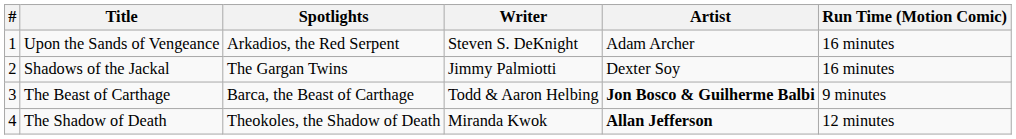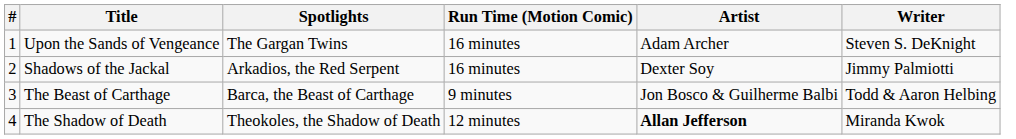columns swapped: (523, 17) <-> (915, 17)
(313, 43) Arkadios, the Red Serpent -> (287, 43) The Gargan Twins
(287, 69) The Gargan Twins -> (313, 69) Arkadios, the Red Serpent
(710, 95) bold -> (739, 95) normal
